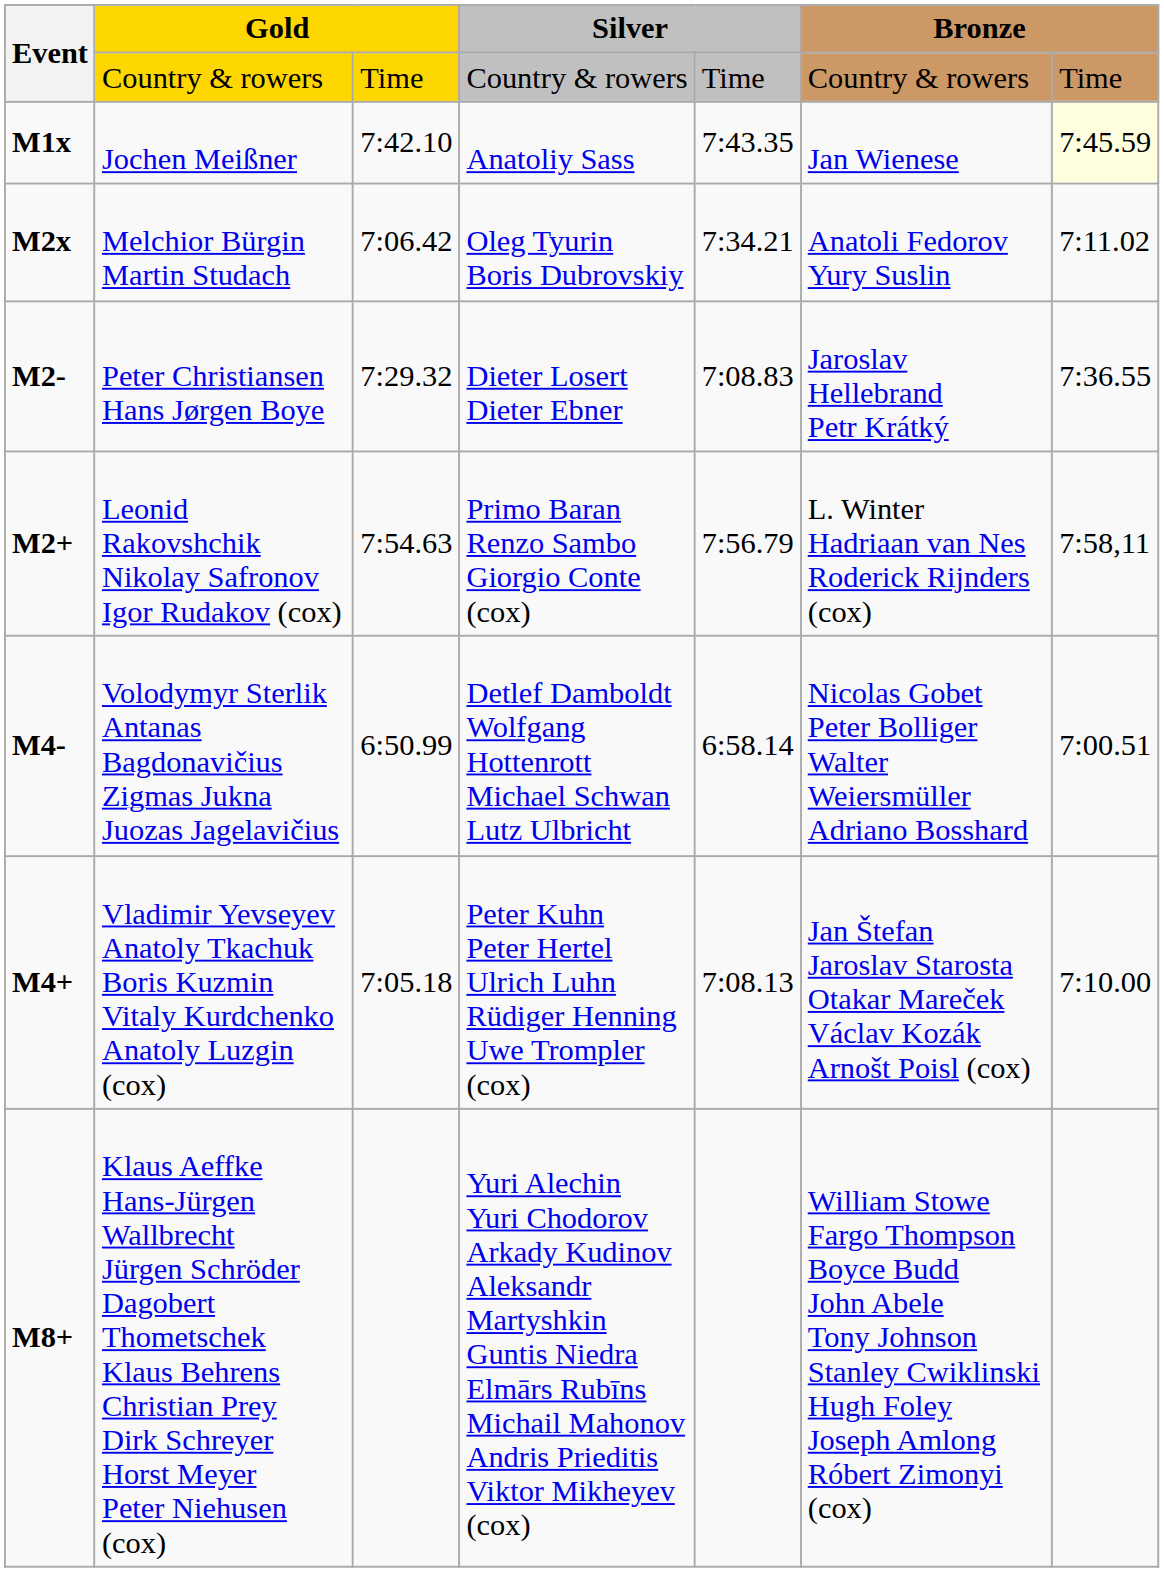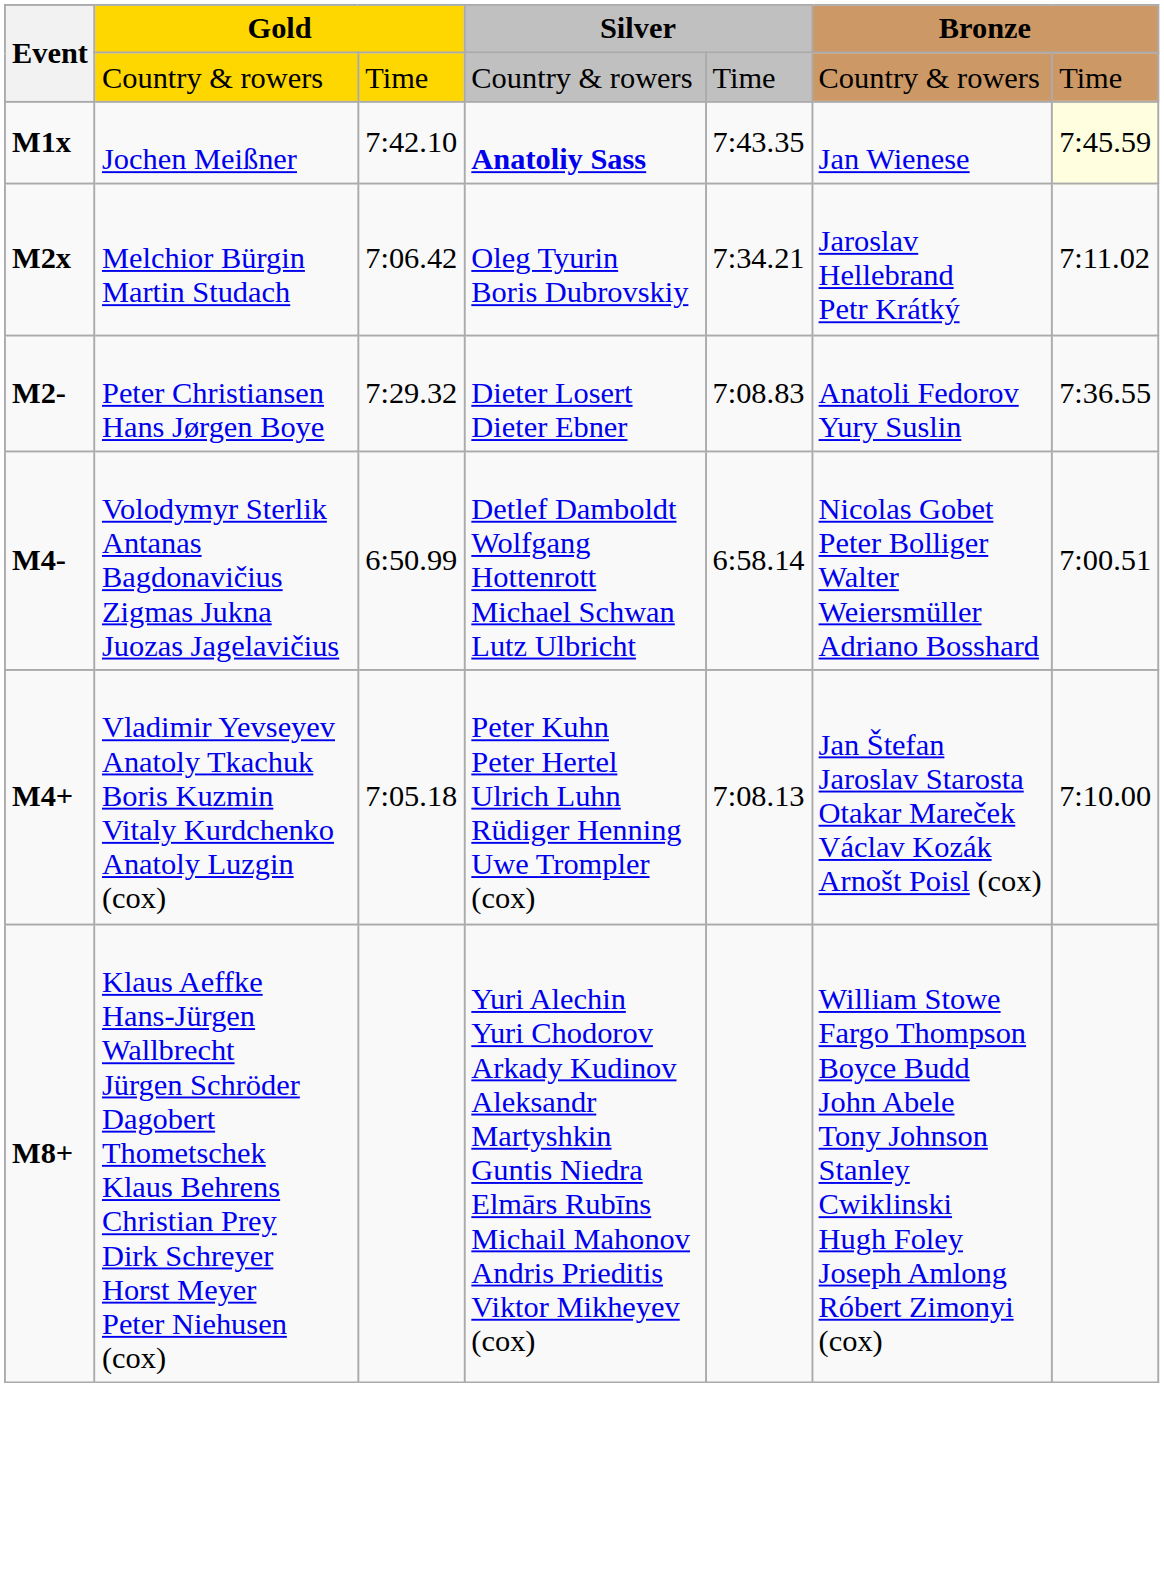(550, 159) normal -> (559, 159) bold
(908, 258) Anatoli Fedorov Yury Suslin -> (889, 275) Jaroslav Hellebrand Petr Krátký
(878, 392) Jaroslav Hellebrand Petr Krátký -> (919, 409) Anatoli Fedorov Yury Suslin
- row: (222, 560)
